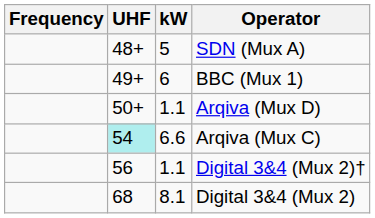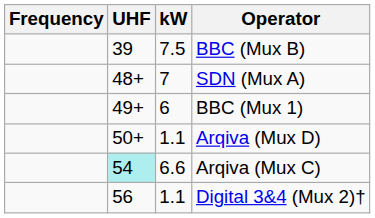+ row: (251, 49)
(165, 49) 5 -> (165, 78) 7
- row: (276, 197)
